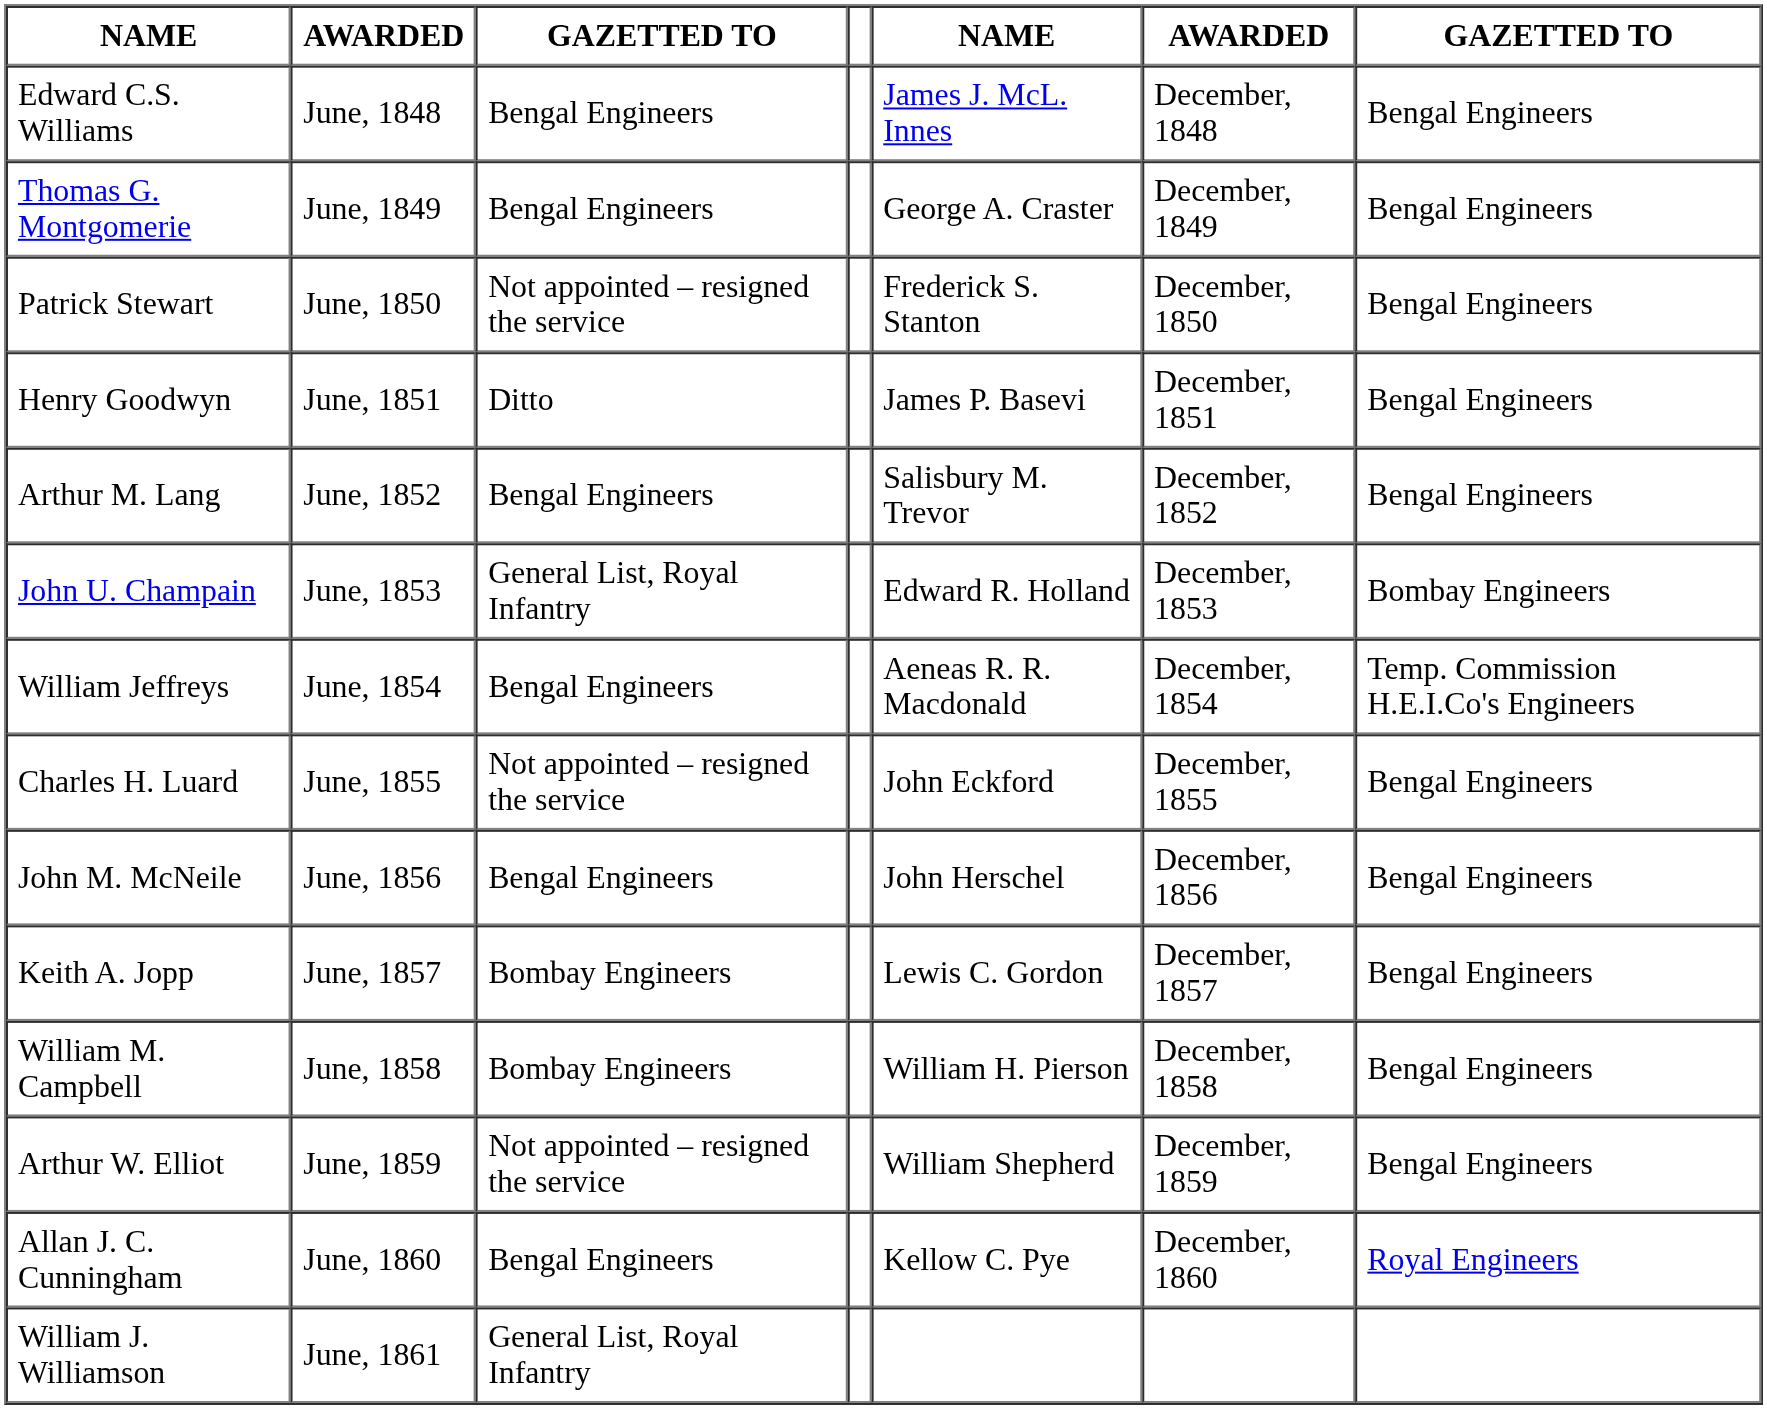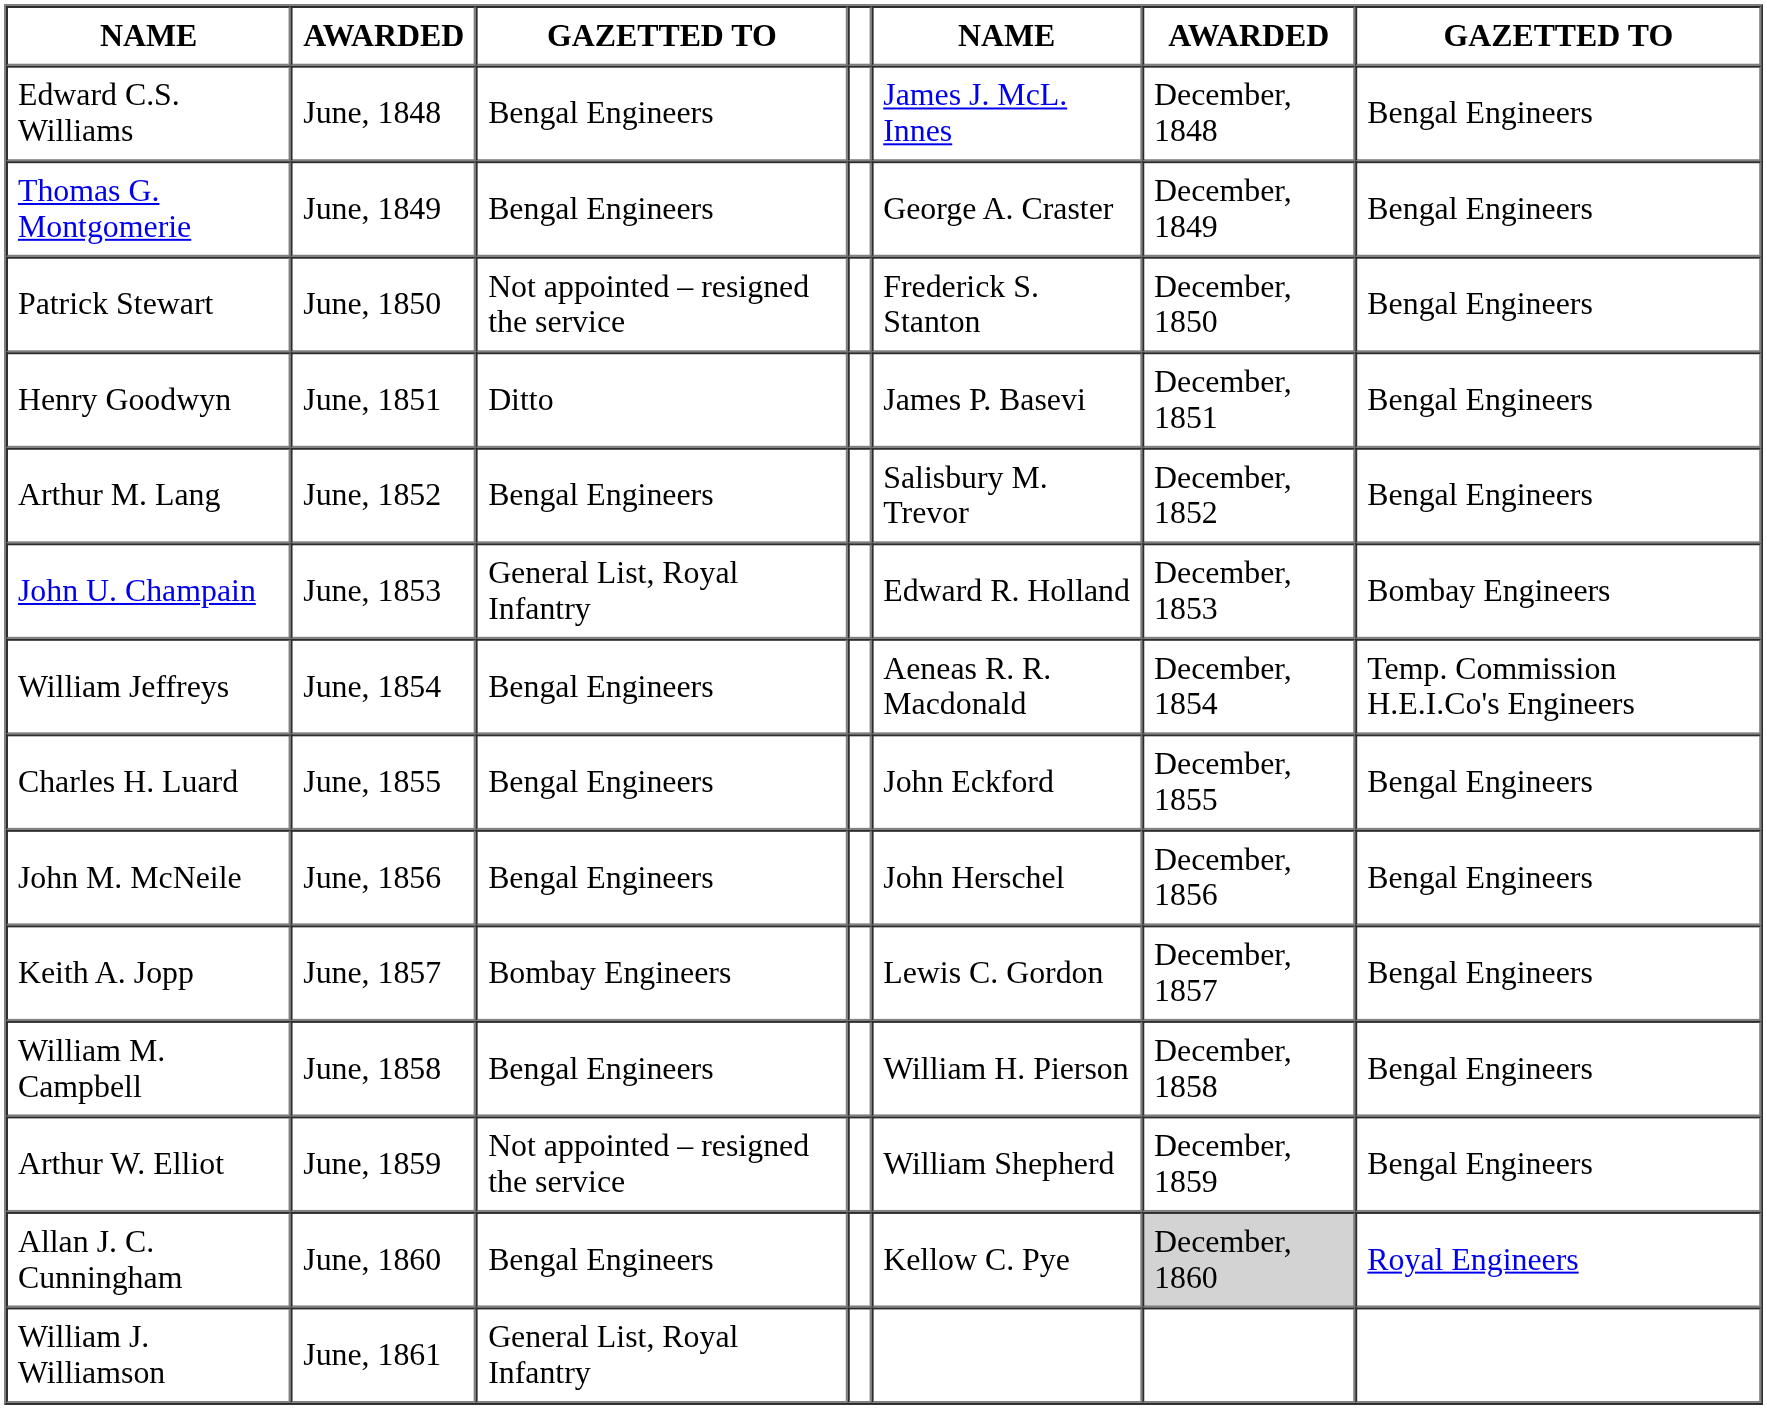(649, 781) Not appointed – resigned the service -> (601, 781) Bengal Engineers
(610, 1068) Bombay Engineers -> (601, 1068) Bengal Engineers
(1223, 1259) no background -> (1223, 1259) lightgrey background
